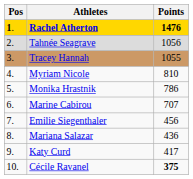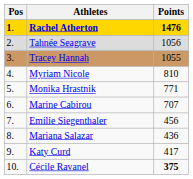(171, 89) 786 -> (171, 89) 771
